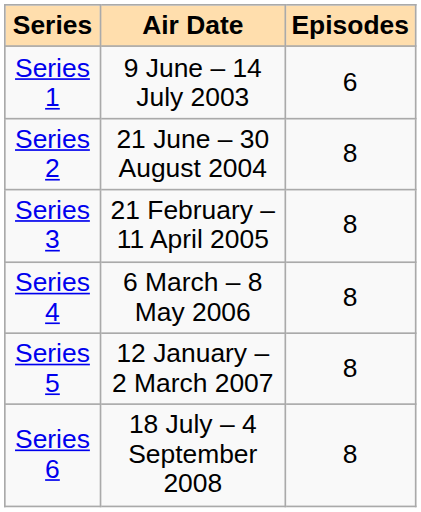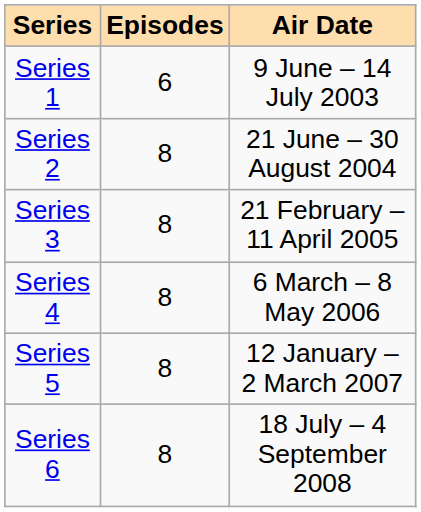columns swapped: (350, 25) <-> (193, 25)
